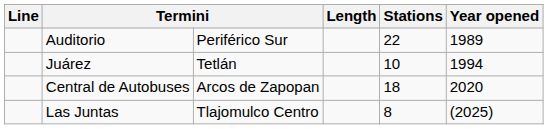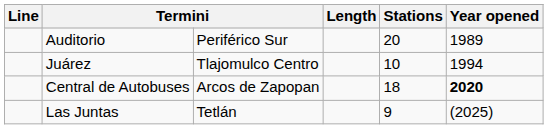(392, 40) 22 -> (392, 40) 20
(217, 64) Tetlán -> (258, 64) Tlajomulco Centro
(466, 87) normal -> (466, 87) bold
(258, 111) Tlajomulco Centro -> (217, 111) Tetlán
(388, 111) 8 -> (388, 111) 9
